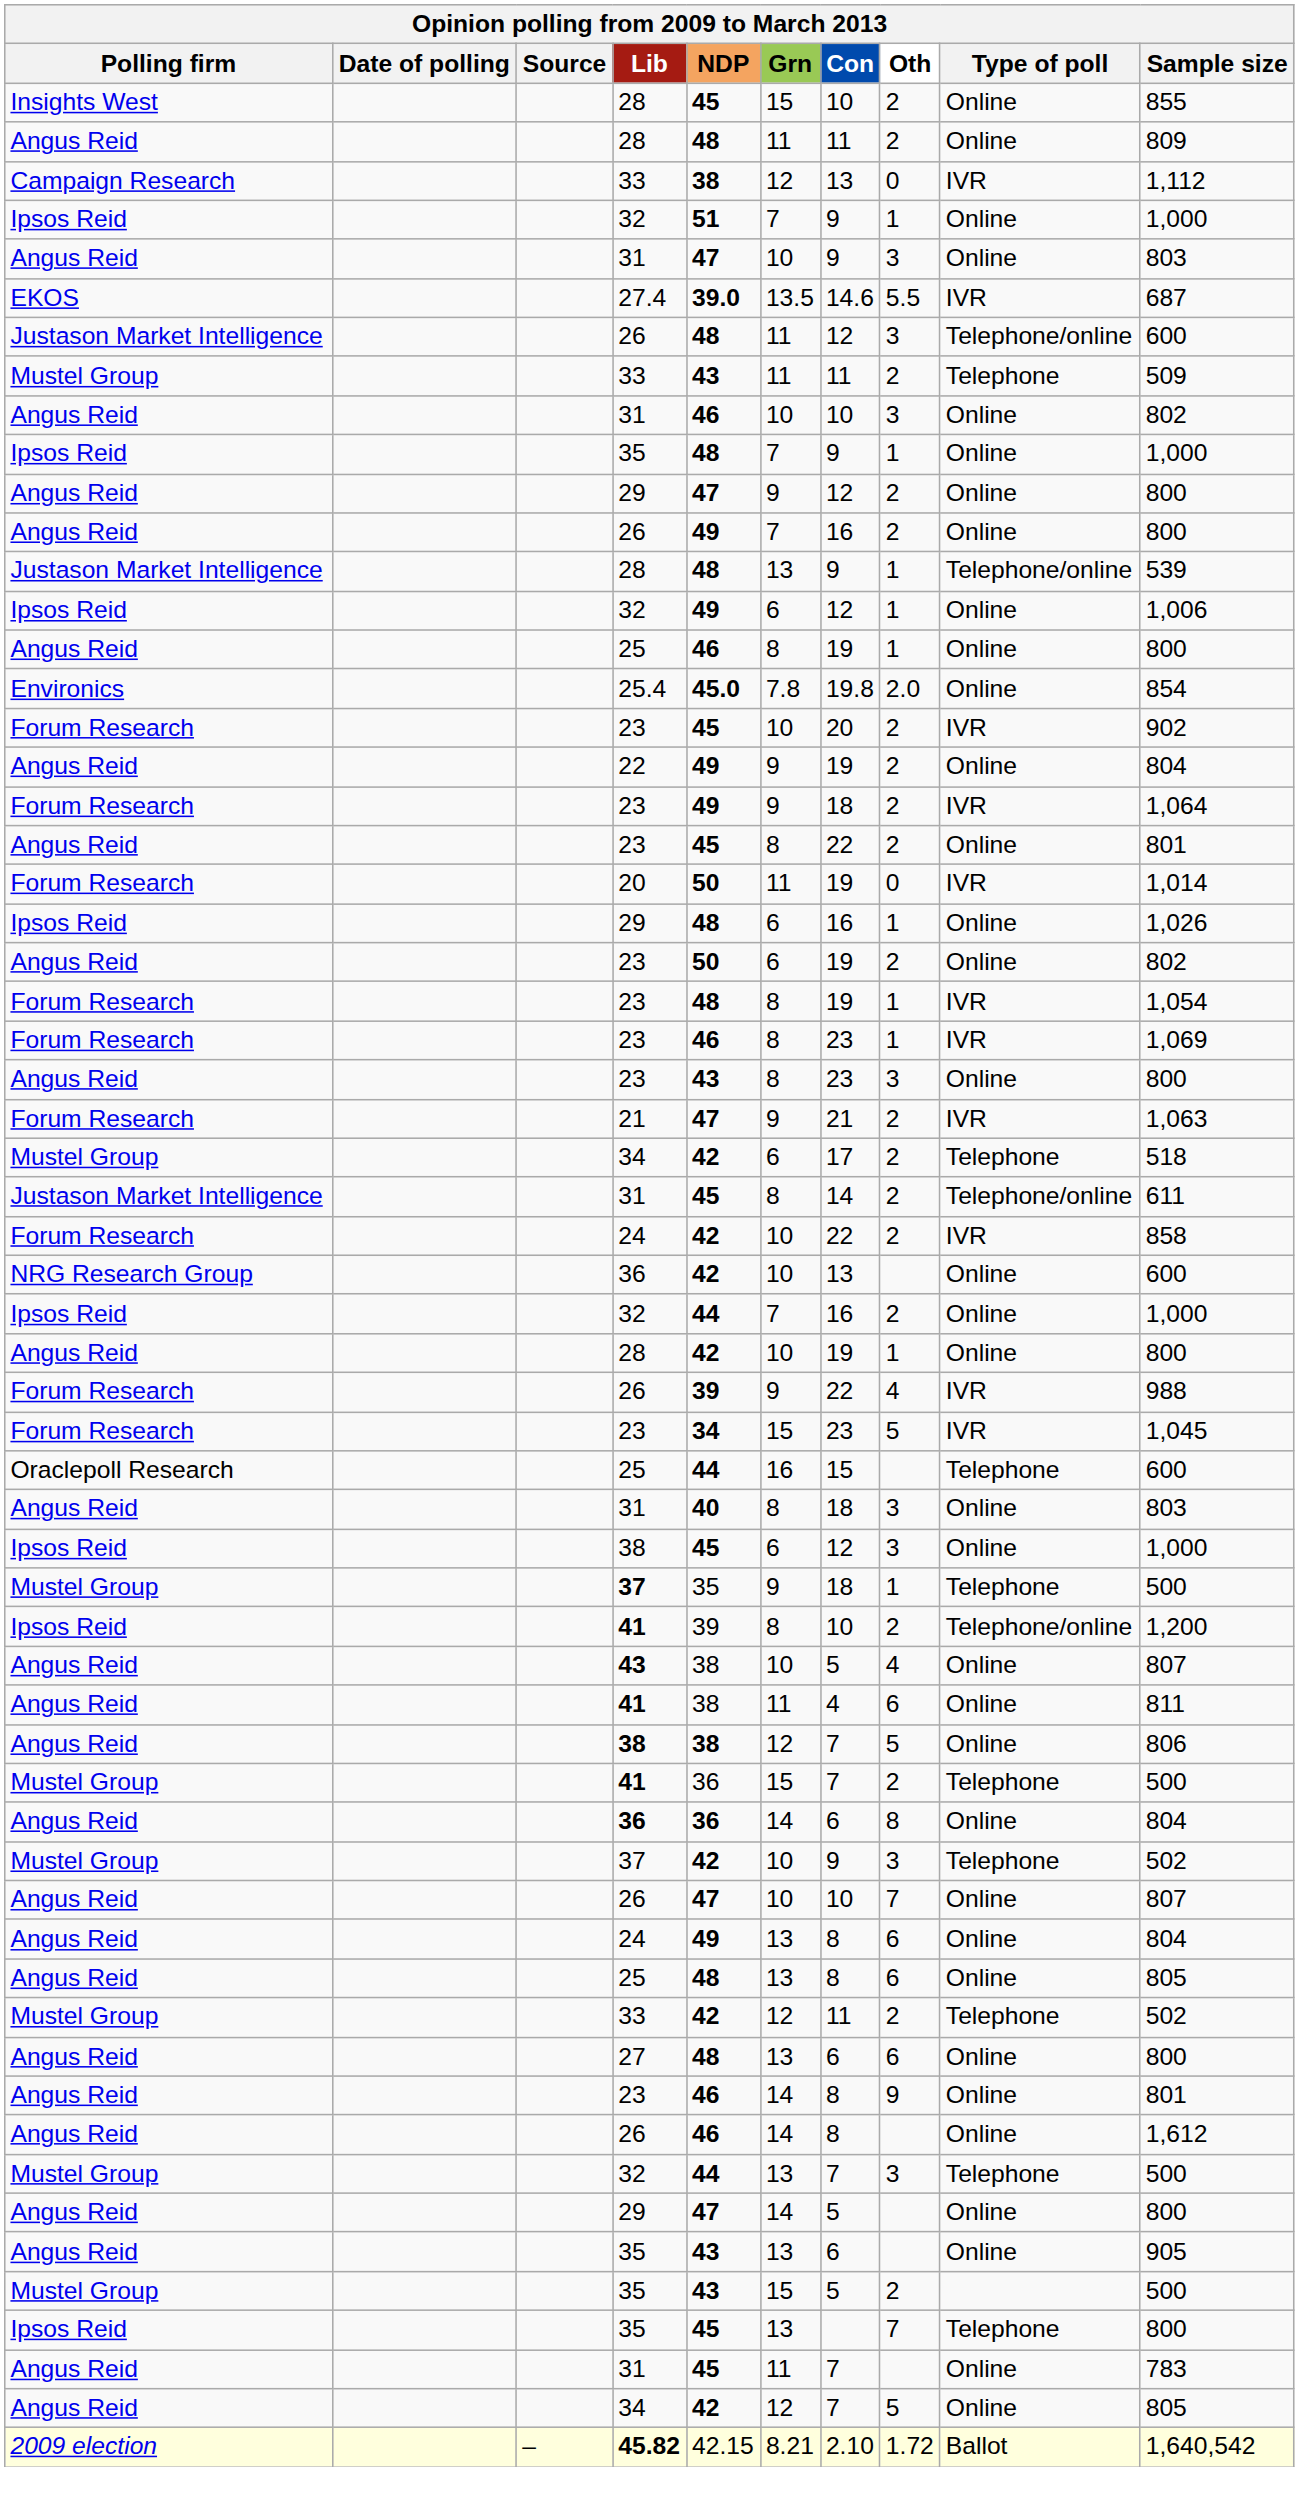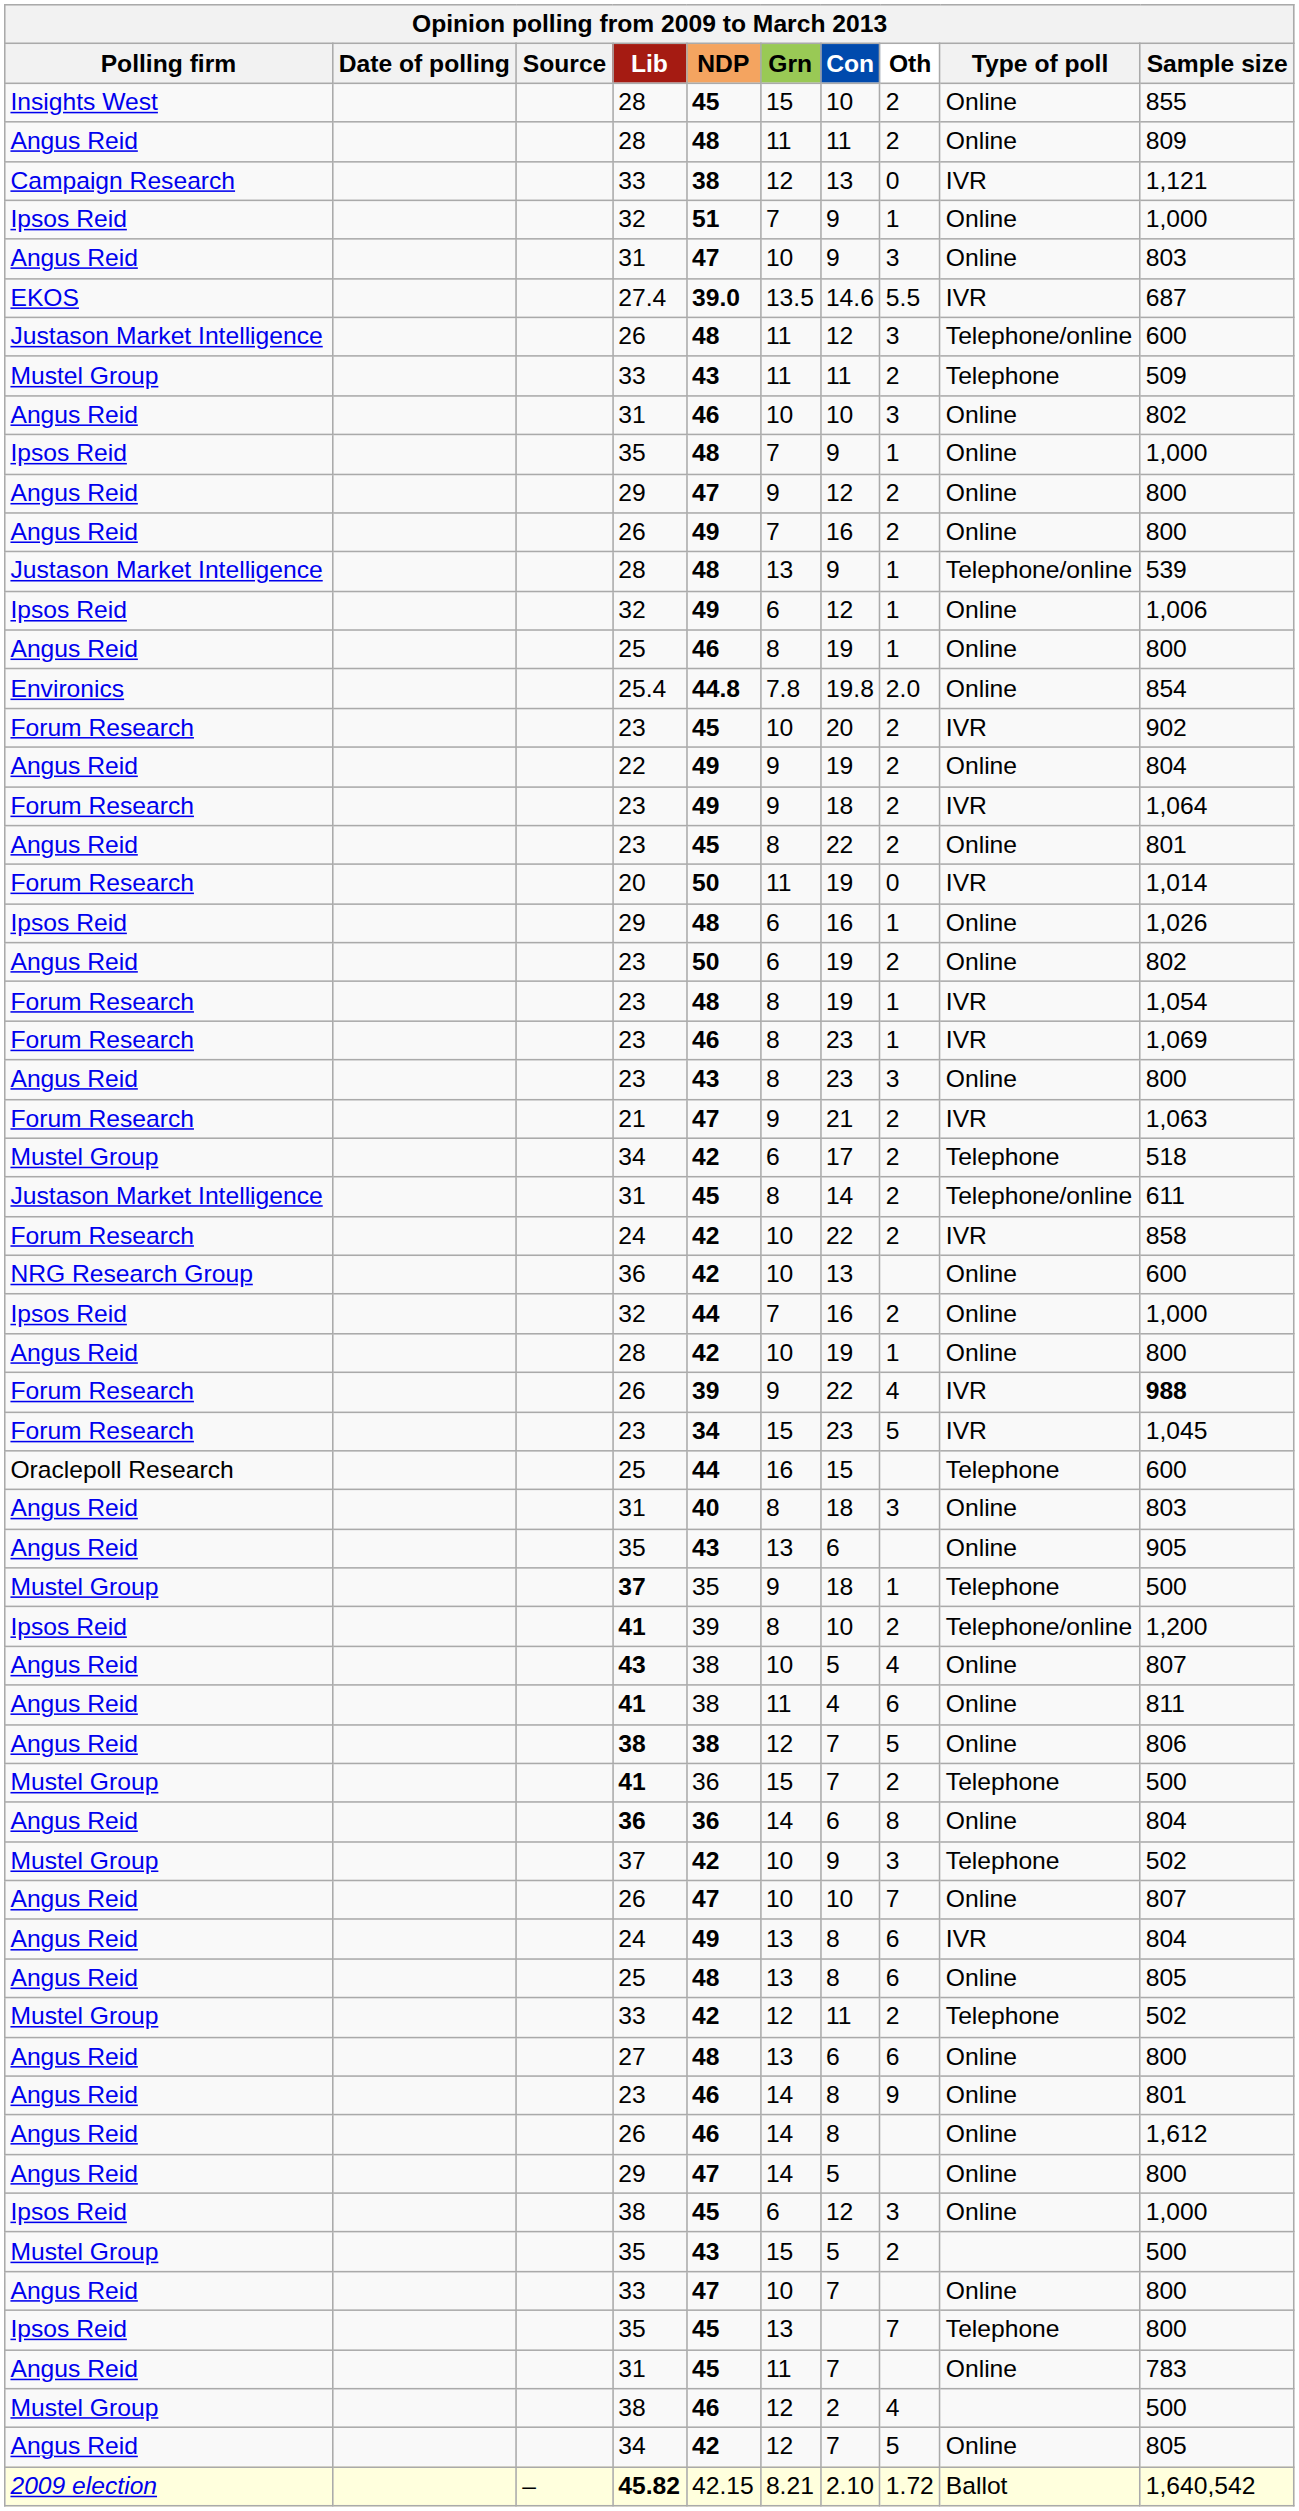(1176, 180) 1,112 -> (1177, 180) 1,121
(716, 688) 45.0 -> (716, 688) 44.8
(1166, 1391) normal -> (1166, 1391) bold
rows swapped: (69, 1548) <-> (74, 2251)
(981, 1938) Online -> (966, 1938) IVR
- row: (84, 2173)
+ row: (74, 2290)
+ row: (84, 2407)
